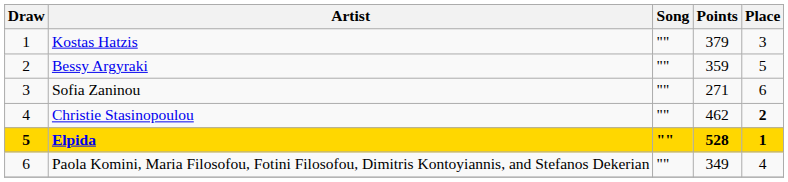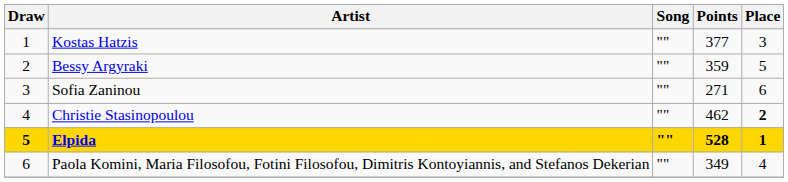(717, 41) 379 -> (717, 41) 377
